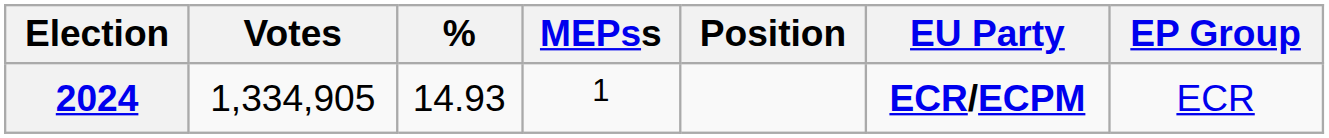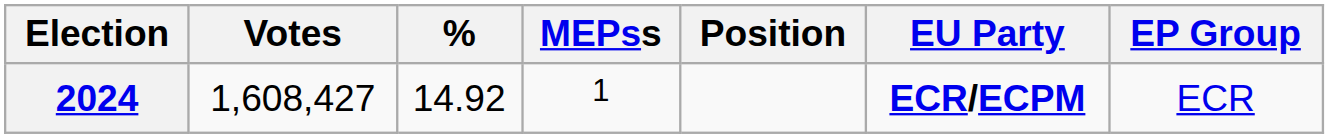(293, 97) 1,334,905 -> (293, 97) 1,608,427
(459, 97) 14.93 -> (459, 97) 14.92
